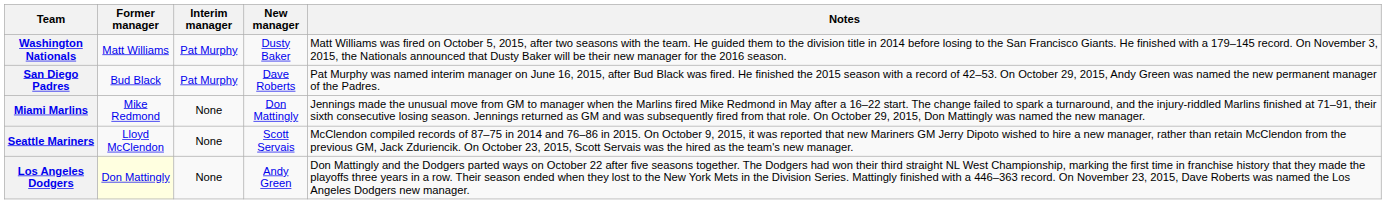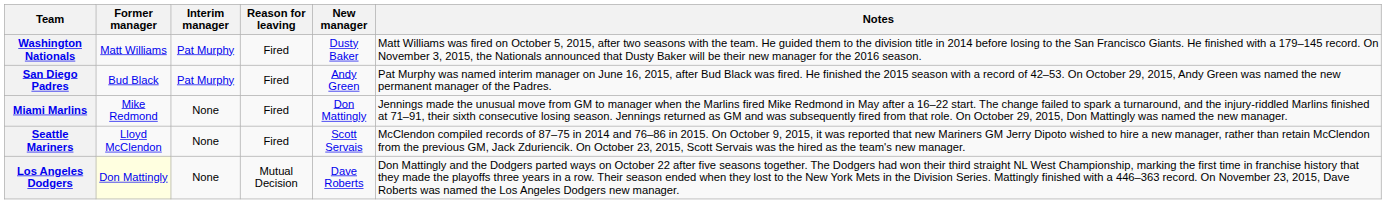+ column: (276, 19)
(276, 80) Dave Roberts -> (344, 80) Andy Green
(276, 177) Andy Green -> (344, 177) Dave Roberts
